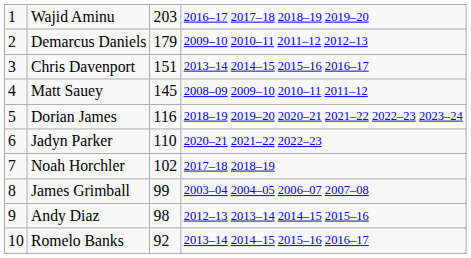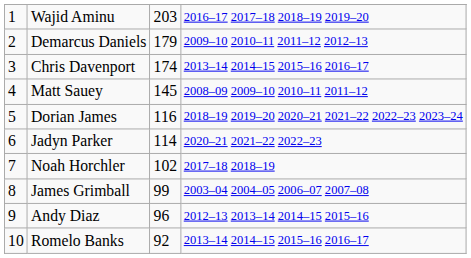(165, 66) 151 -> (165, 66) 174
(165, 141) 110 -> (165, 141) 114
(161, 215) 98 -> (161, 215) 96
